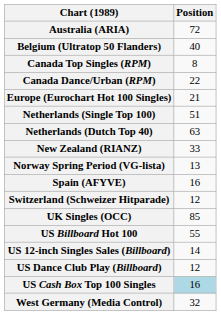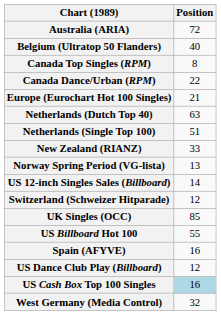rows swapped: (89, 132) <-> (89, 115)
rows swapped: (89, 183) <-> (89, 251)
